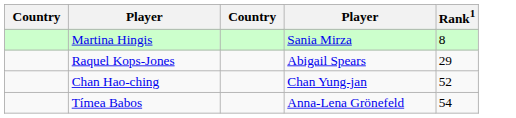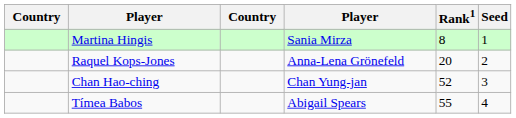+ column: (495, 16)
(327, 60) Abigail Spears -> (346, 60) Anna-Lena Grönefeld
(445, 60) 29 -> (445, 60) 20
(346, 102) Anna-Lena Grönefeld -> (327, 102) Abigail Spears
(445, 102) 54 -> (445, 102) 55
